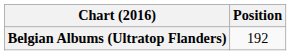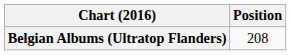(258, 38) 192 -> (258, 38) 208
